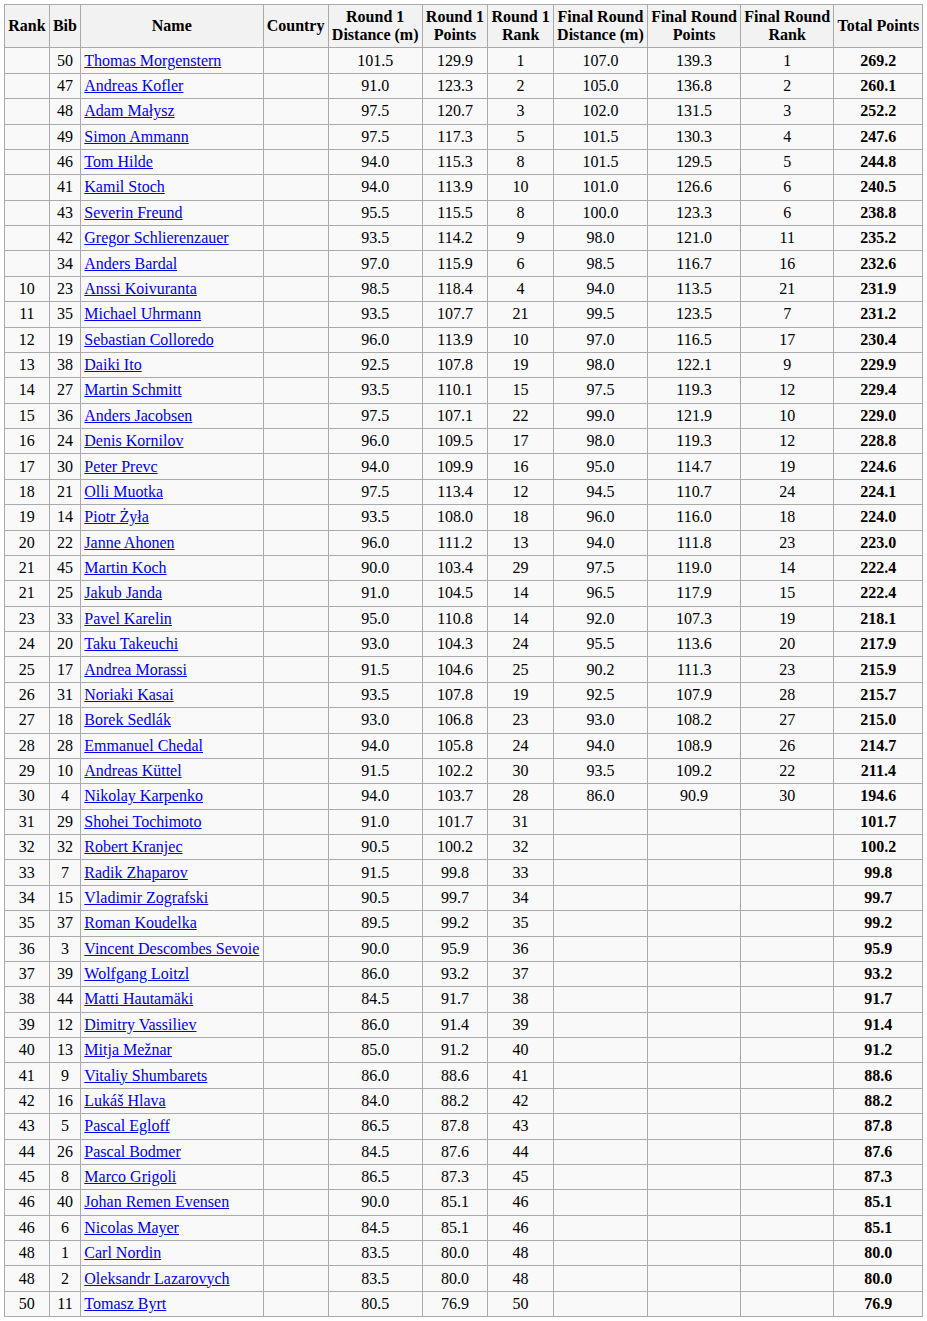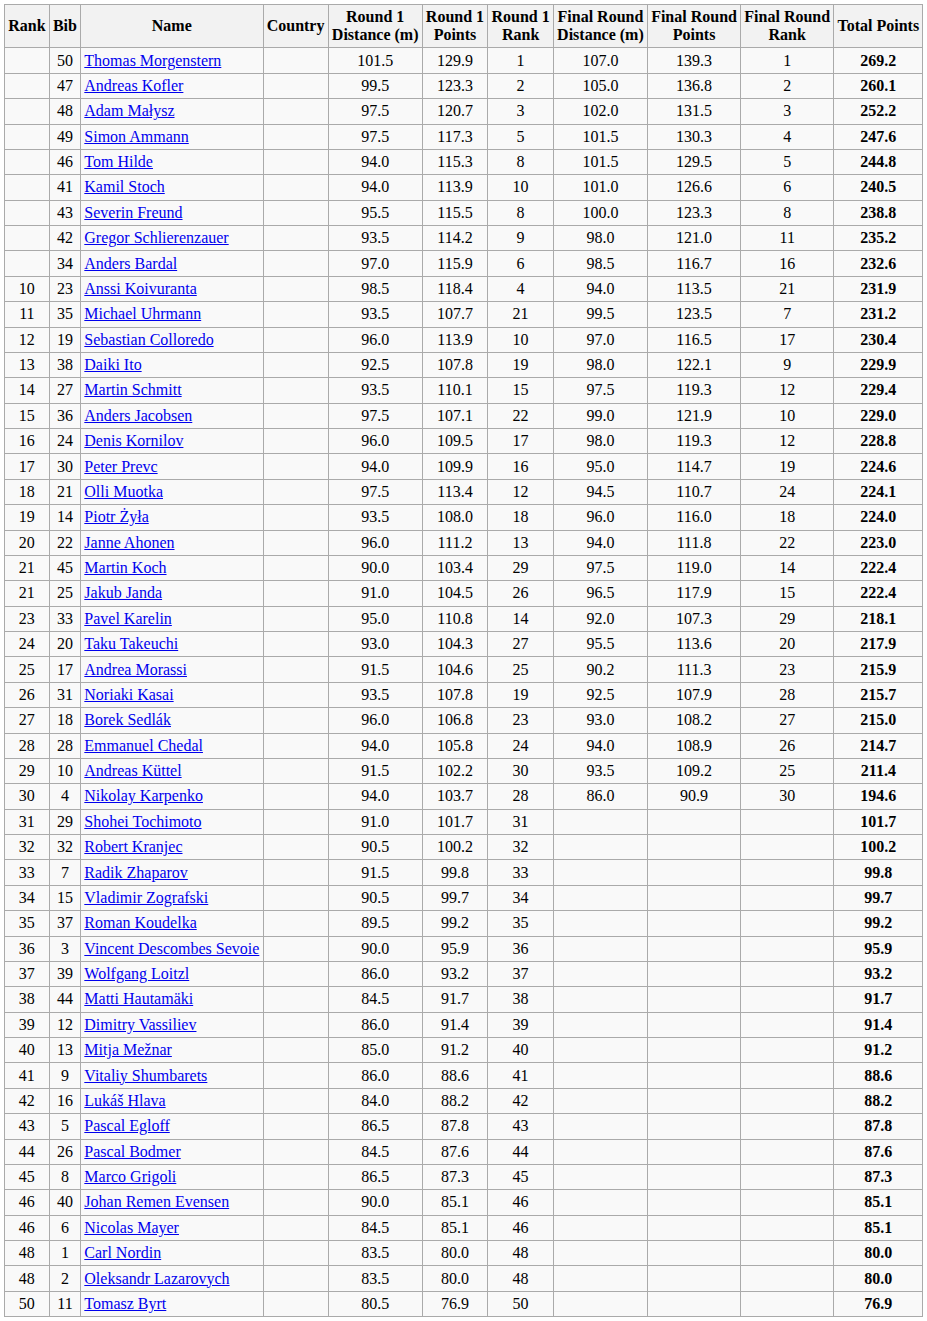(375, 85) 91.0 -> (375, 85) 99.5
(787, 212) 6 -> (787, 212) 8
(787, 542) 23 -> (787, 542) 22
(521, 593) 14 -> (521, 593) 26
(787, 618) 19 -> (787, 618) 29
(521, 644) 24 -> (521, 644) 27
(375, 720) 93.0 -> (375, 720) 96.0
(787, 771) 22 -> (787, 771) 25
